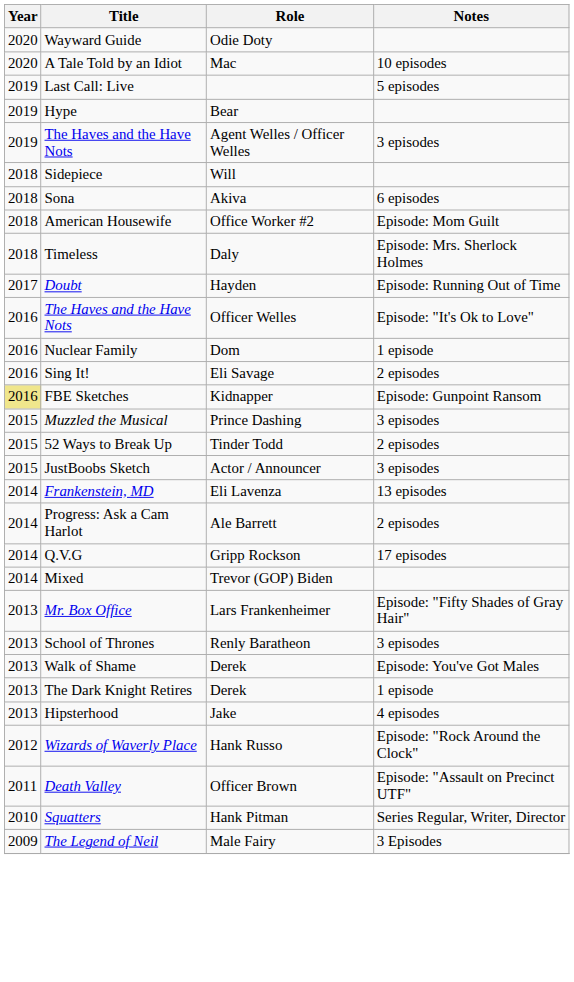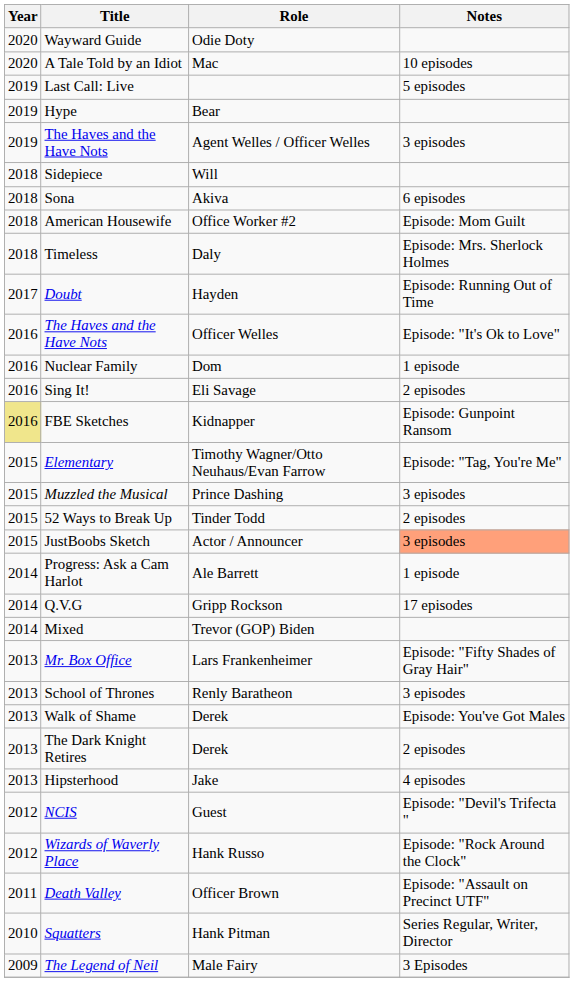+ row: (79, 462)
(408, 467) no background -> (434, 541) lightsalmon background
- row: (99, 491)
(408, 523) 2 episodes -> (431, 573) 1 episode
(405, 689) 1 episode -> (434, 748) 2 episodes
+ row: (61, 812)
